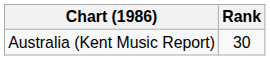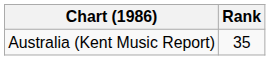(242, 42) 30 -> (242, 42) 35
